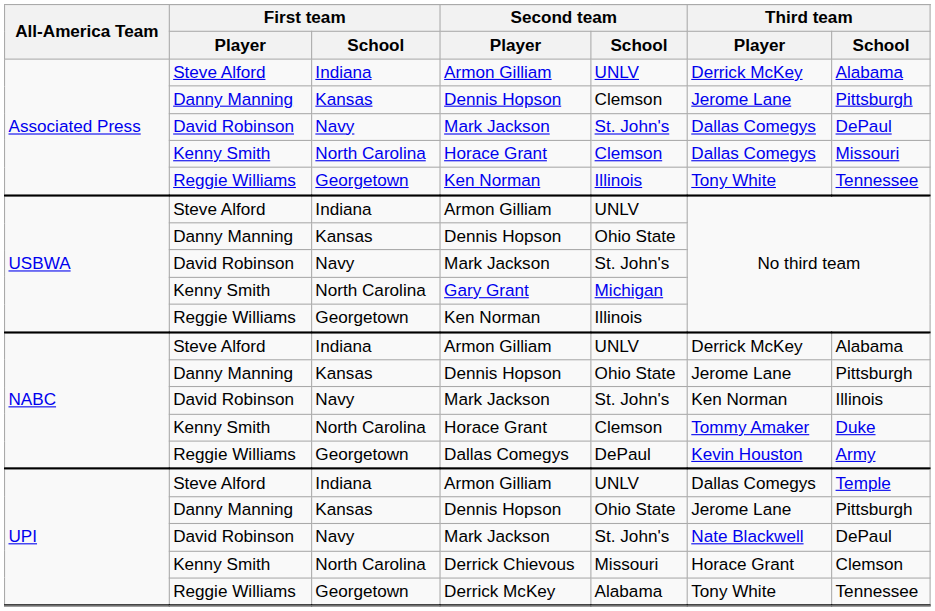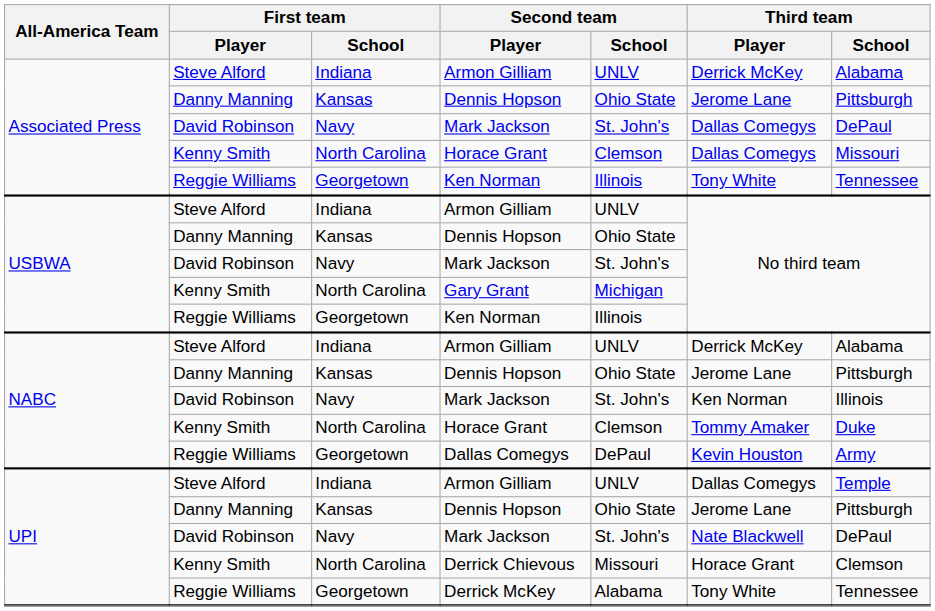(628, 99) Clemson -> (635, 99) Ohio State
